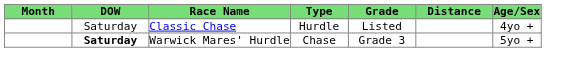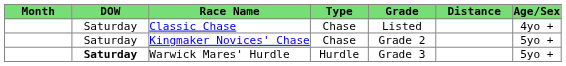(319, 26) Hurdle -> (339, 26) Chase
+ row: (230, 40)
(319, 40) Chase -> (339, 54) Hurdle
